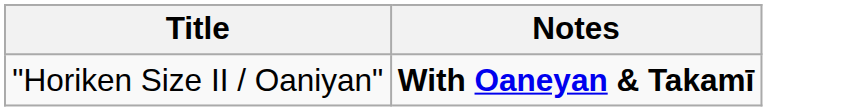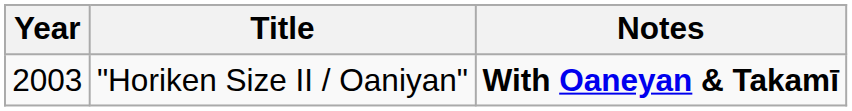+ column: (47, 29)
